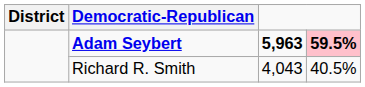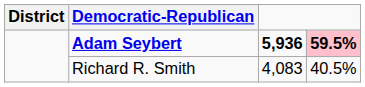(282, 43) 5,963 -> (282, 43) 5,936
(282, 69) 4,043 -> (282, 69) 4,083
